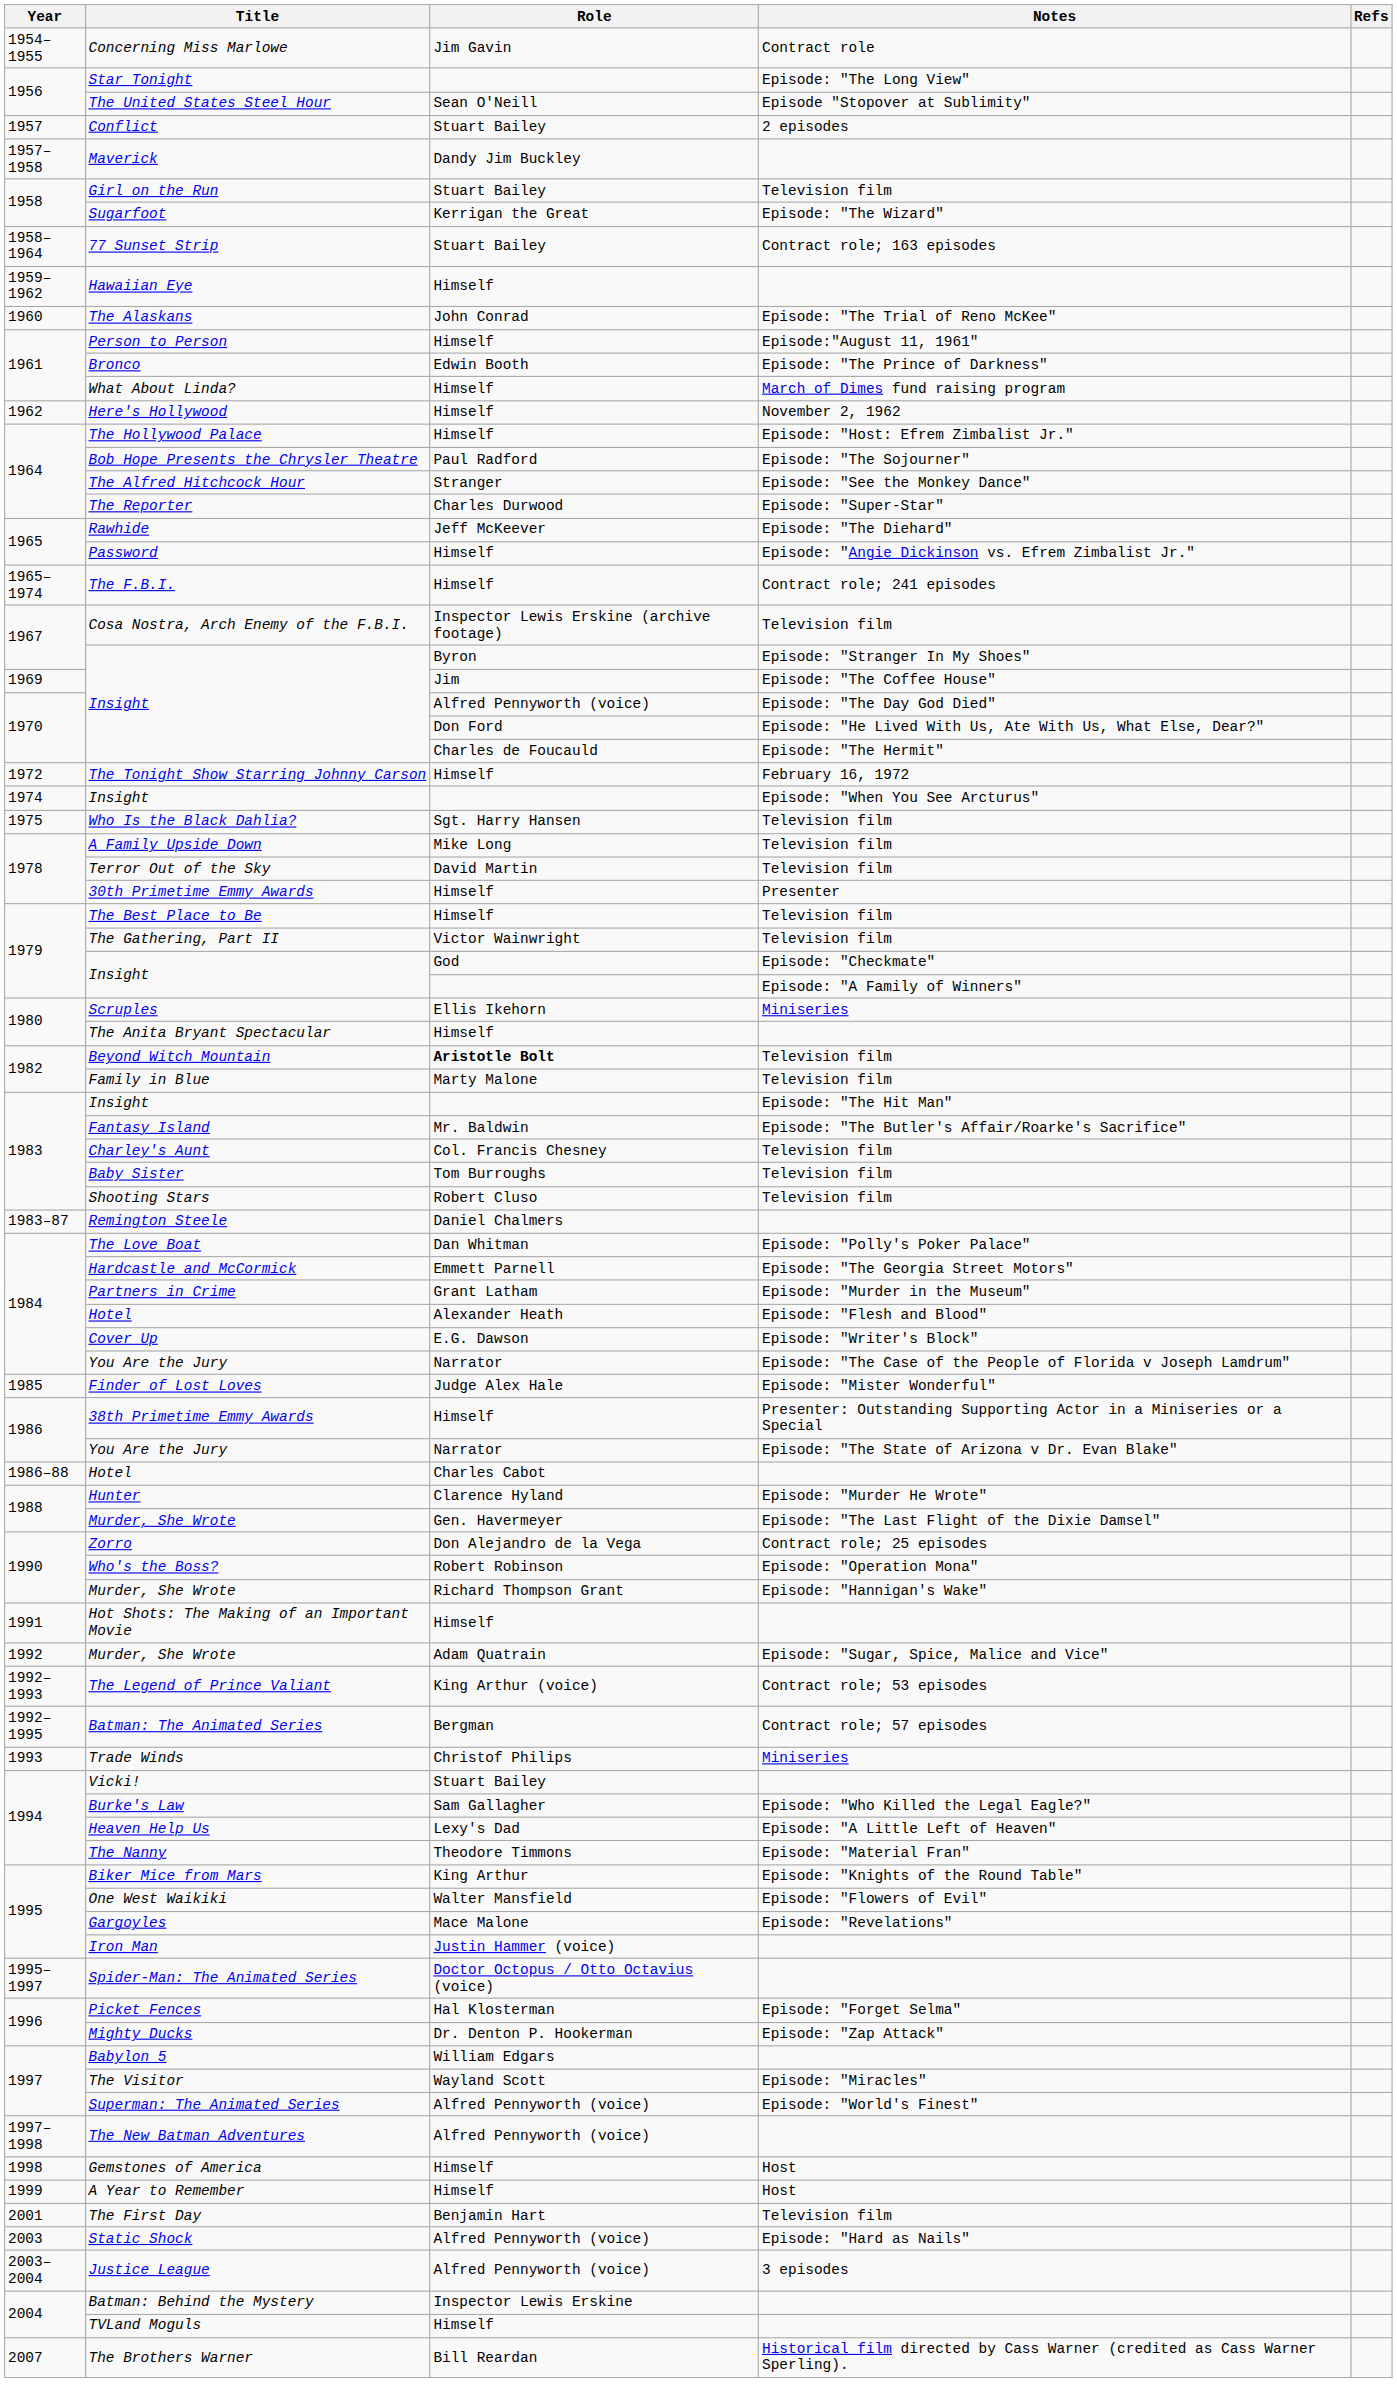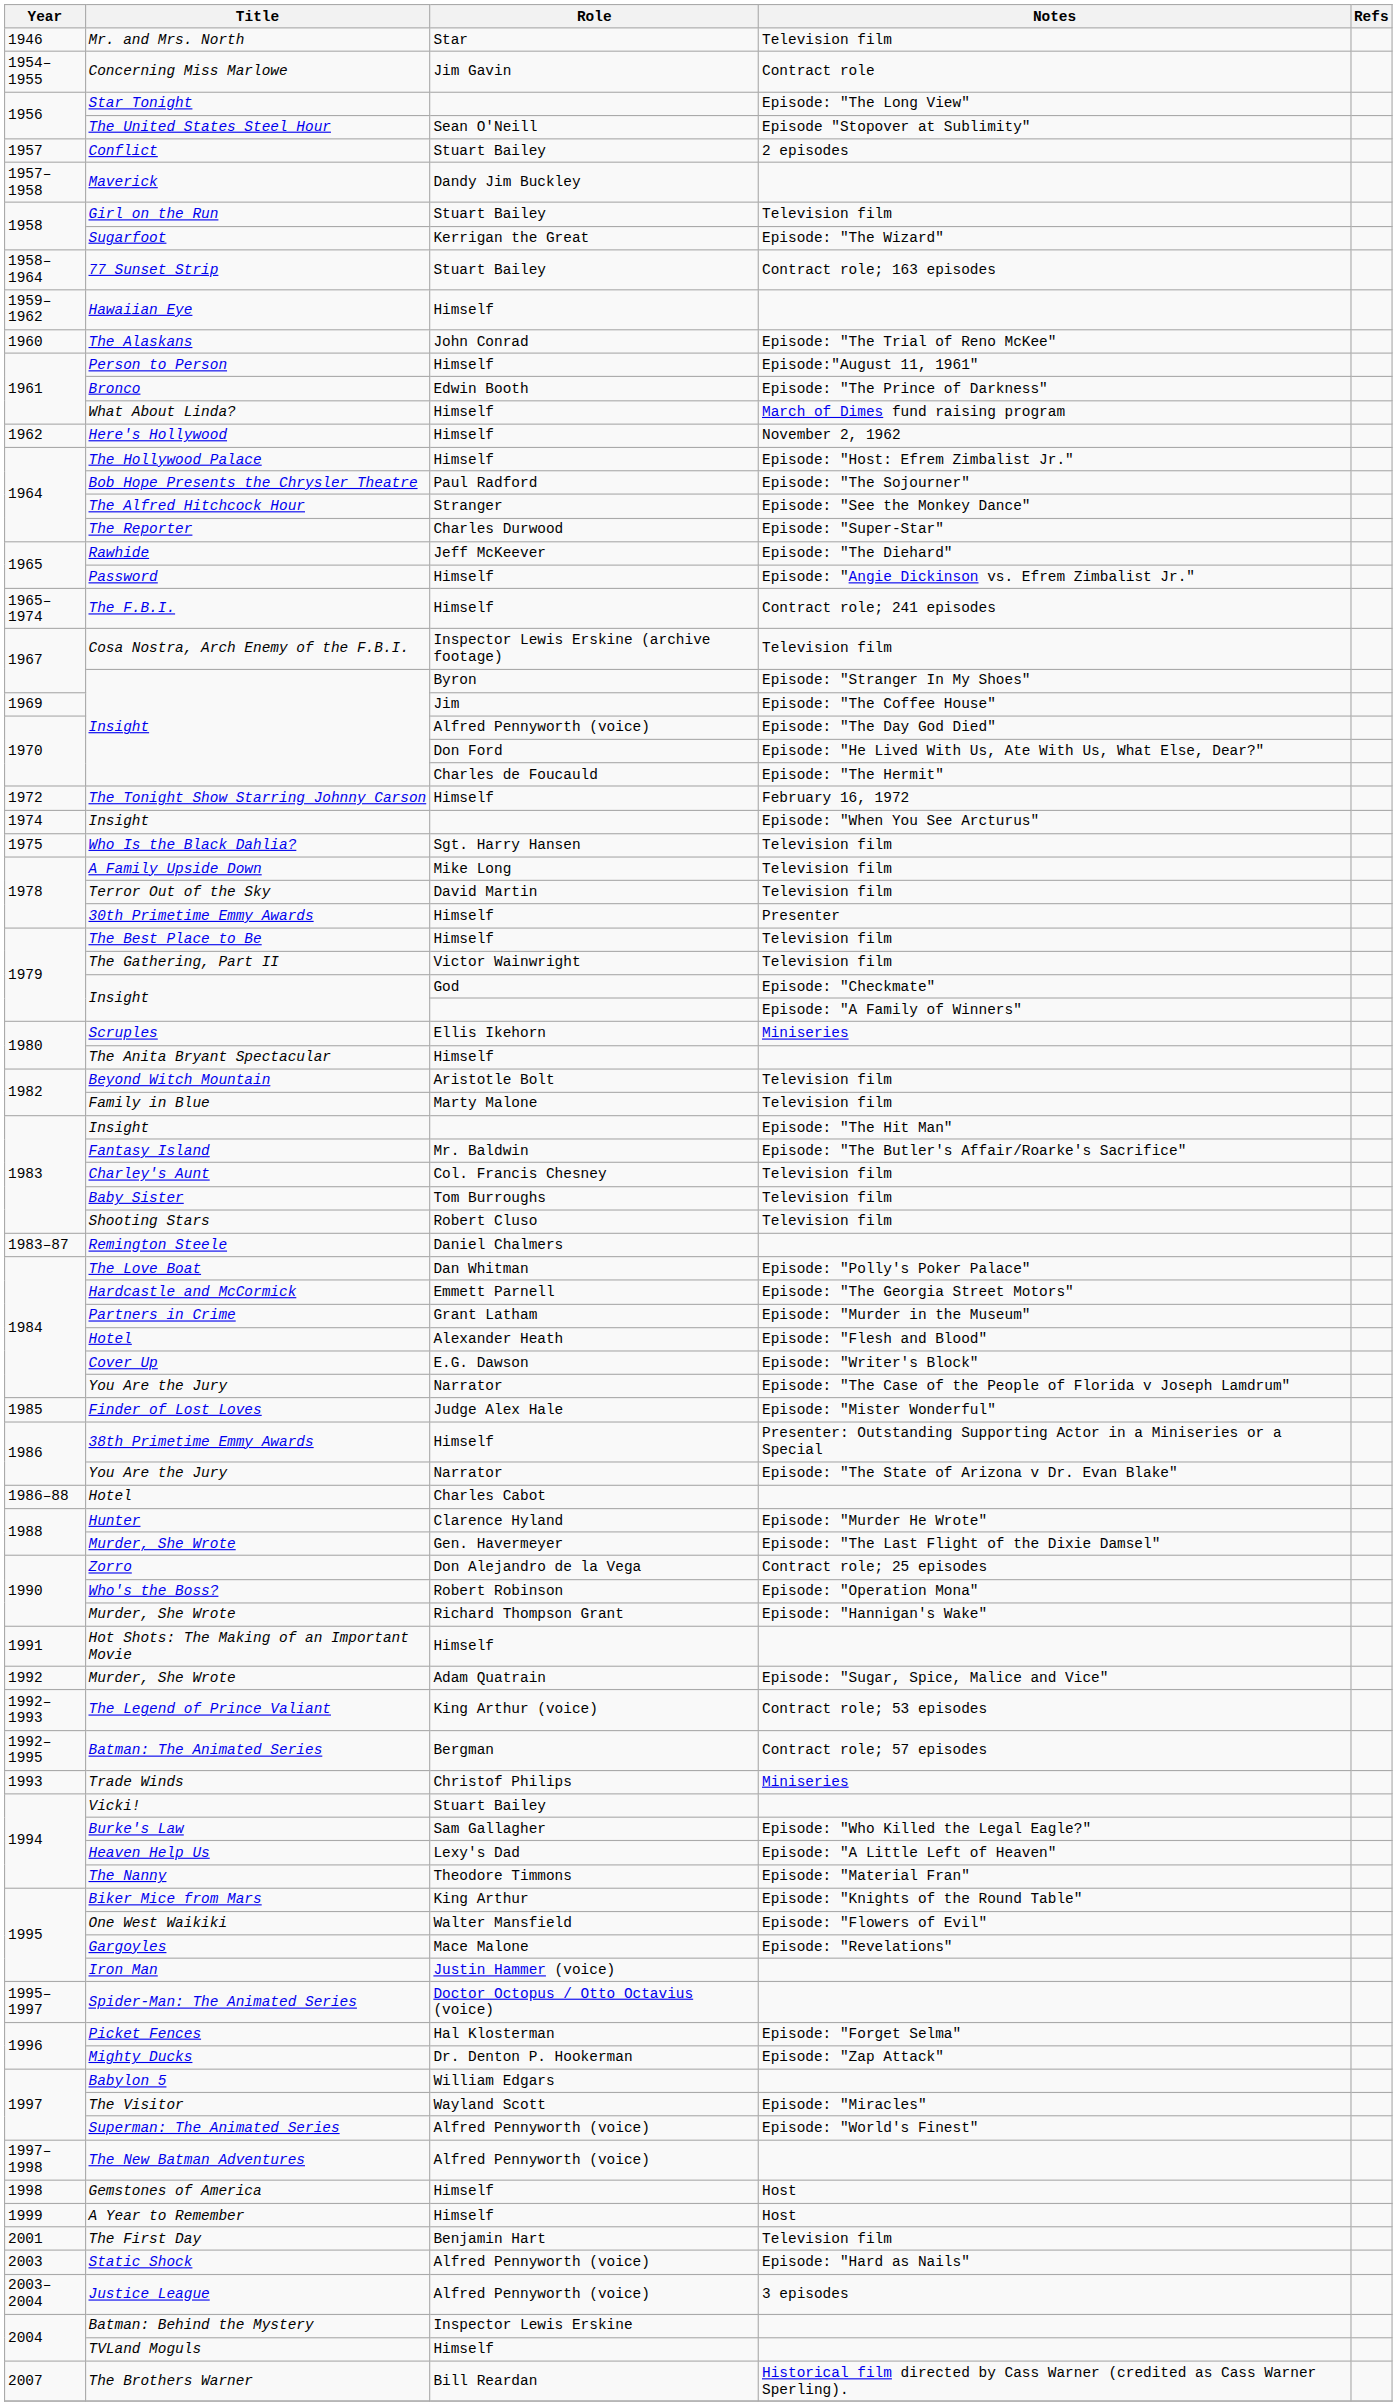+ row: (166, 40)
(494, 1057) bold -> (494, 1080) normal
